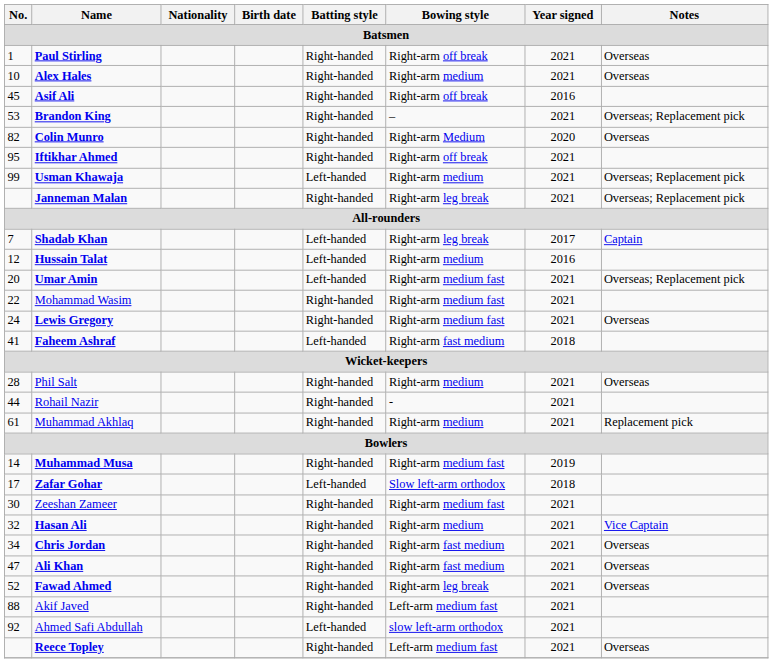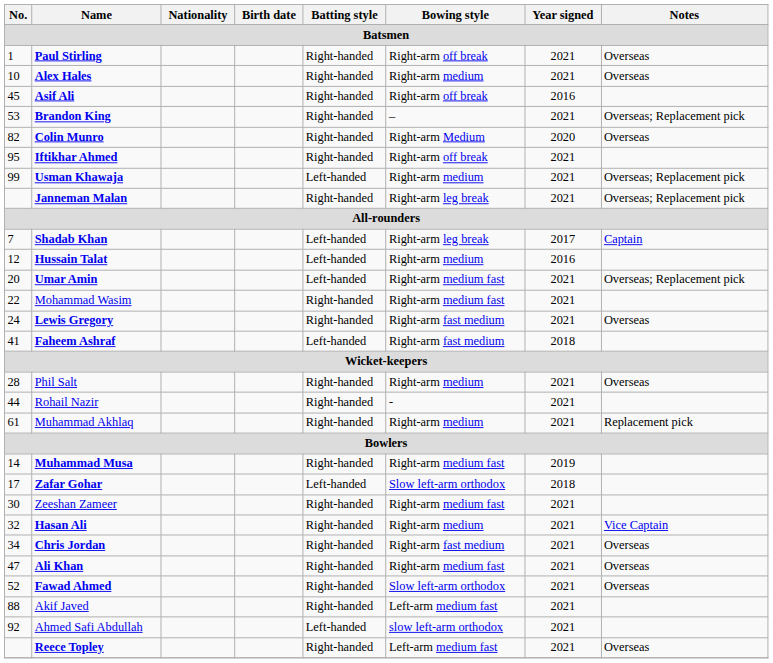(447, 320) Right-arm medium fast -> (447, 320) Right-arm fast medium
(447, 565) Right-arm fast medium -> (447, 565) Right-arm medium fast
(439, 586) Right-arm leg break -> (447, 586) Slow left-arm orthodox
